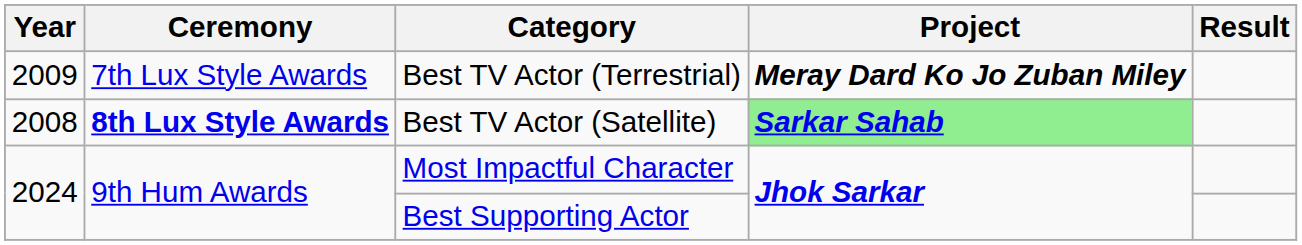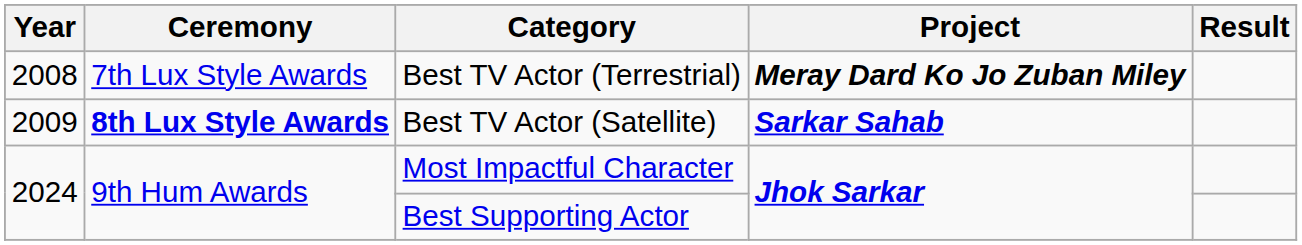(45, 74) 2009 -> (45, 74) 2008
(45, 121) 2008 -> (45, 121) 2009
(849, 121) lightgreen background -> (849, 121) no background
